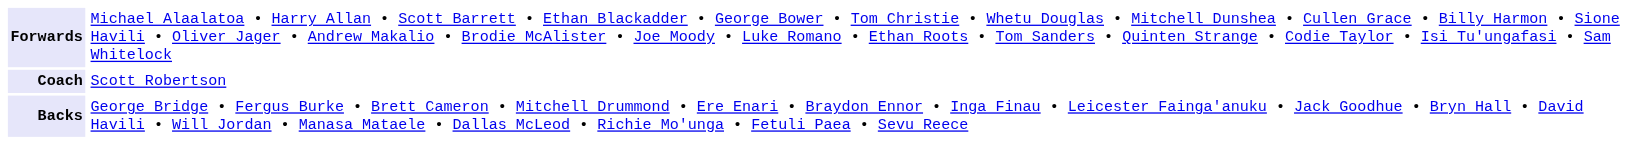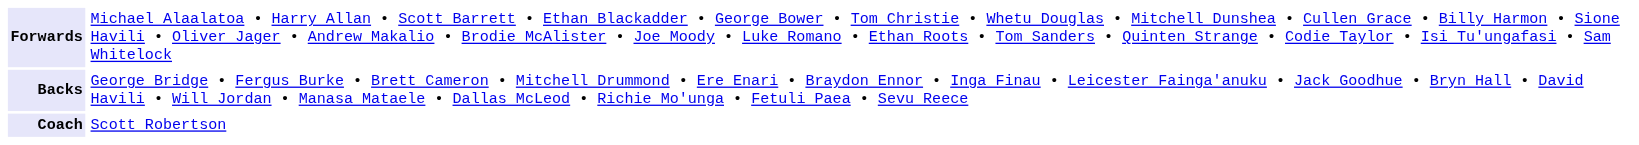rows swapped: (60, 116) <-> (60, 81)
